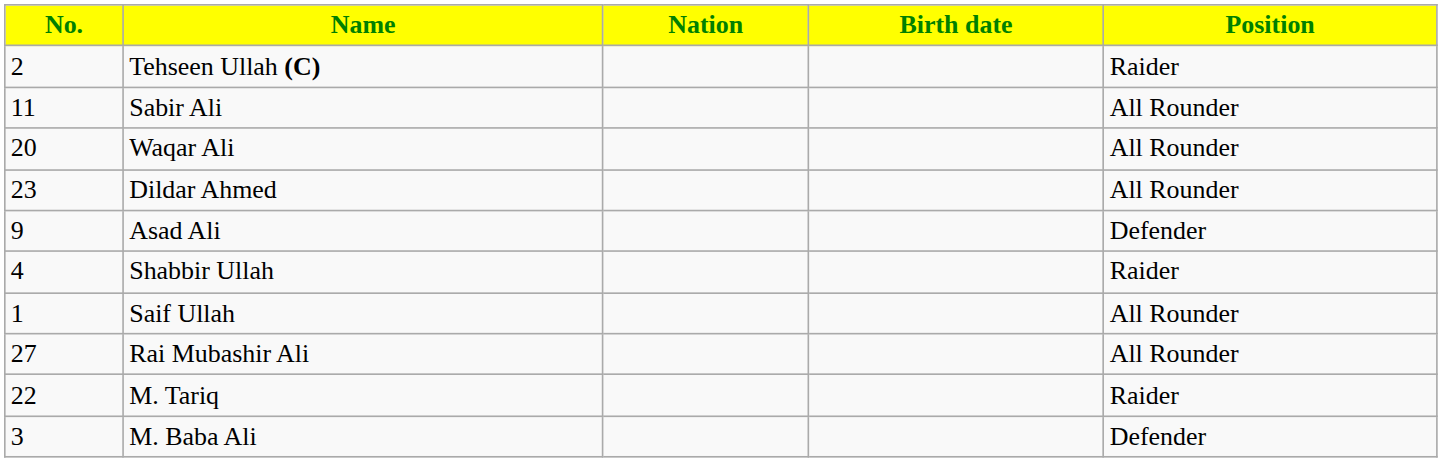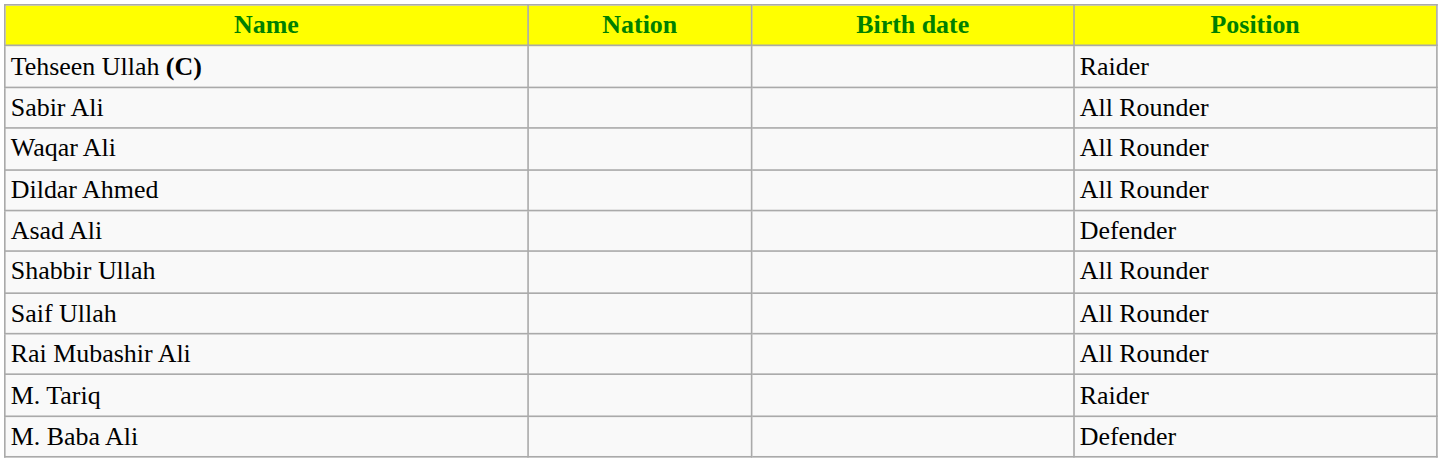- column: (64, 25)
(1144, 271) Raider -> (1144, 271) All Rounder
